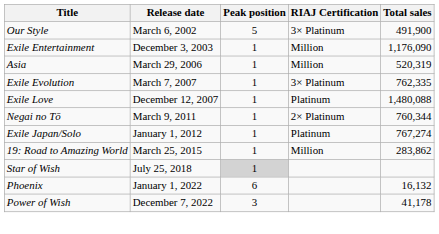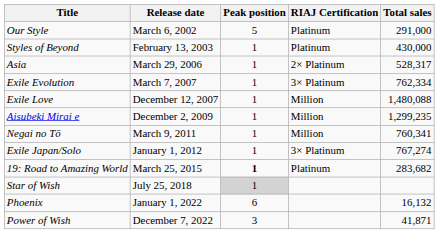(318, 30) 3× Platinum -> (311, 30) Platinum
(414, 30) 491,900 -> (414, 30) 291,000
+ row: (43, 47)
- row: (51, 47)
(307, 64) Million -> (318, 64) 2× Platinum
(414, 64) 520,319 -> (414, 64) 528,317
(414, 82) 762,335 -> (414, 82) 762,334
(311, 99) Platinum -> (307, 99) Million
+ row: (43, 116)
(318, 116) 2× Platinum -> (307, 133) Million
(414, 116) 760,344 -> (414, 133) 760,341
(311, 133) Platinum -> (318, 151) 3× Platinum
(255, 151) normal -> (255, 168) bold
(307, 151) Million -> (311, 168) Platinum
(414, 151) 283,862 -> (414, 168) 283,682
(417, 202) 41,178 -> (417, 220) 41,871
